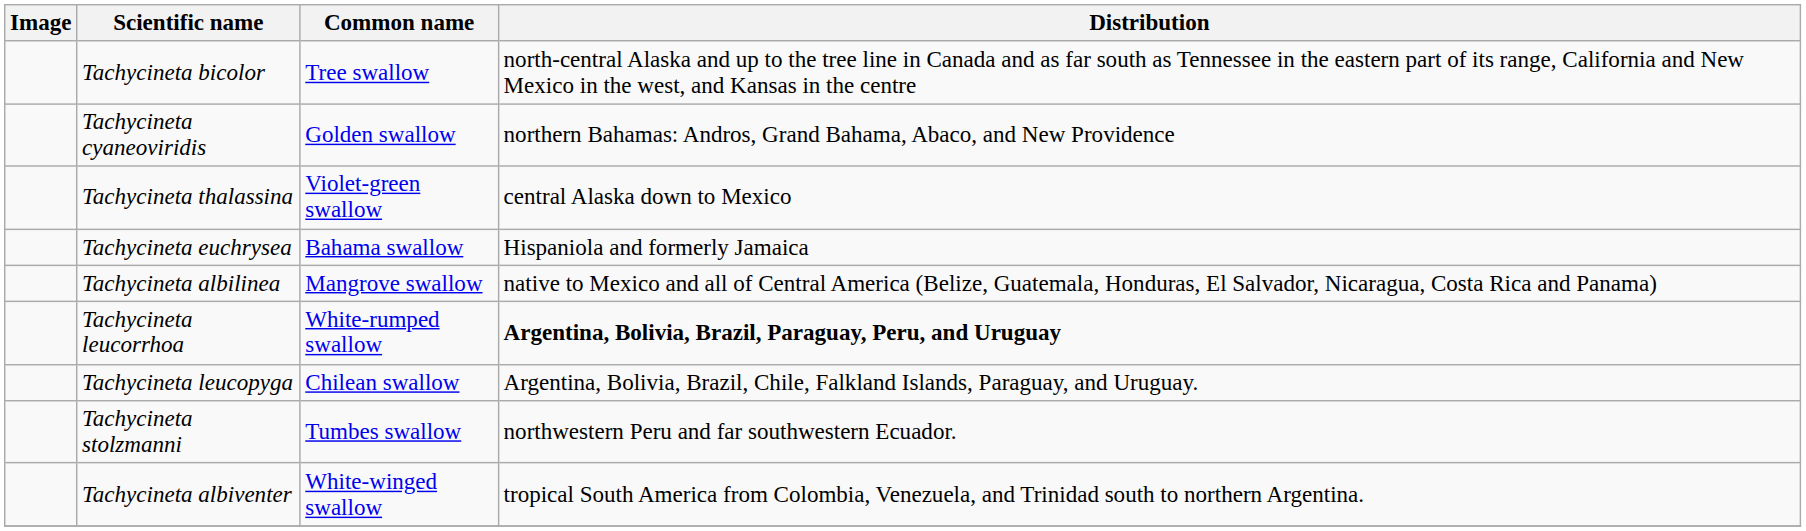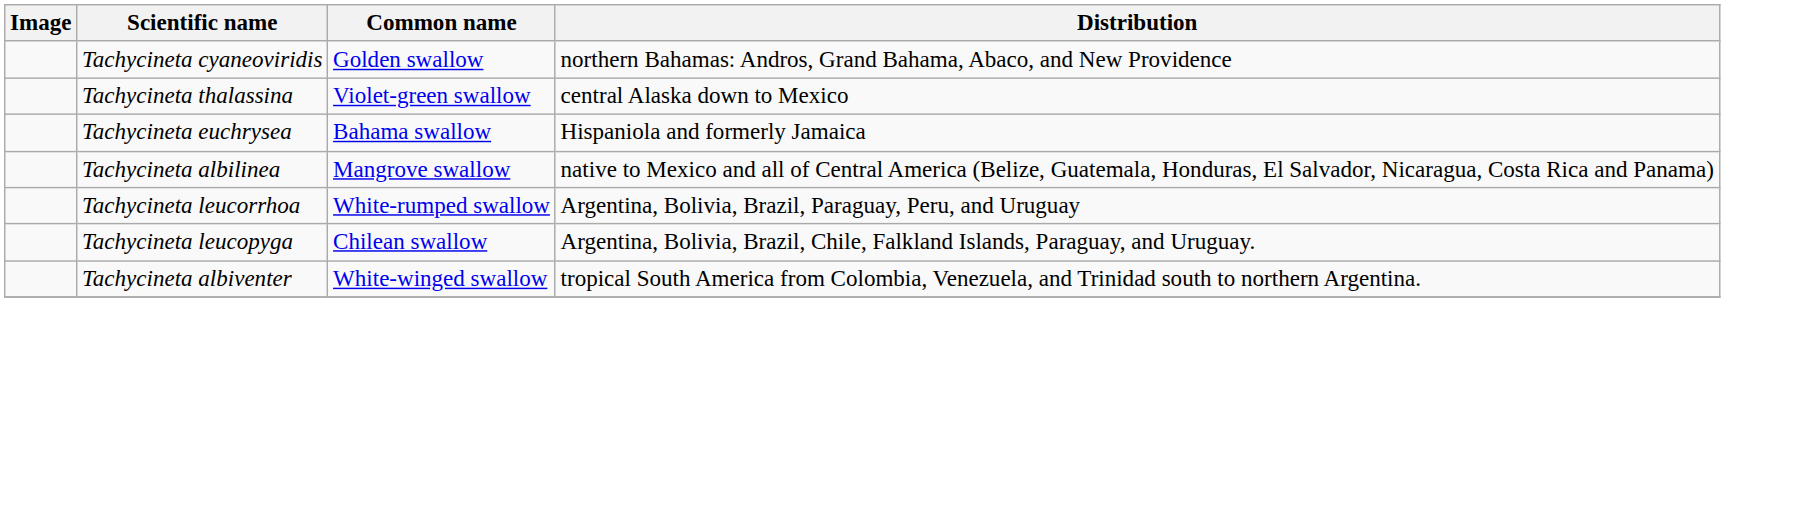- row: (173, 72)
(782, 332) bold -> (820, 205) normal
- row: (137, 431)
